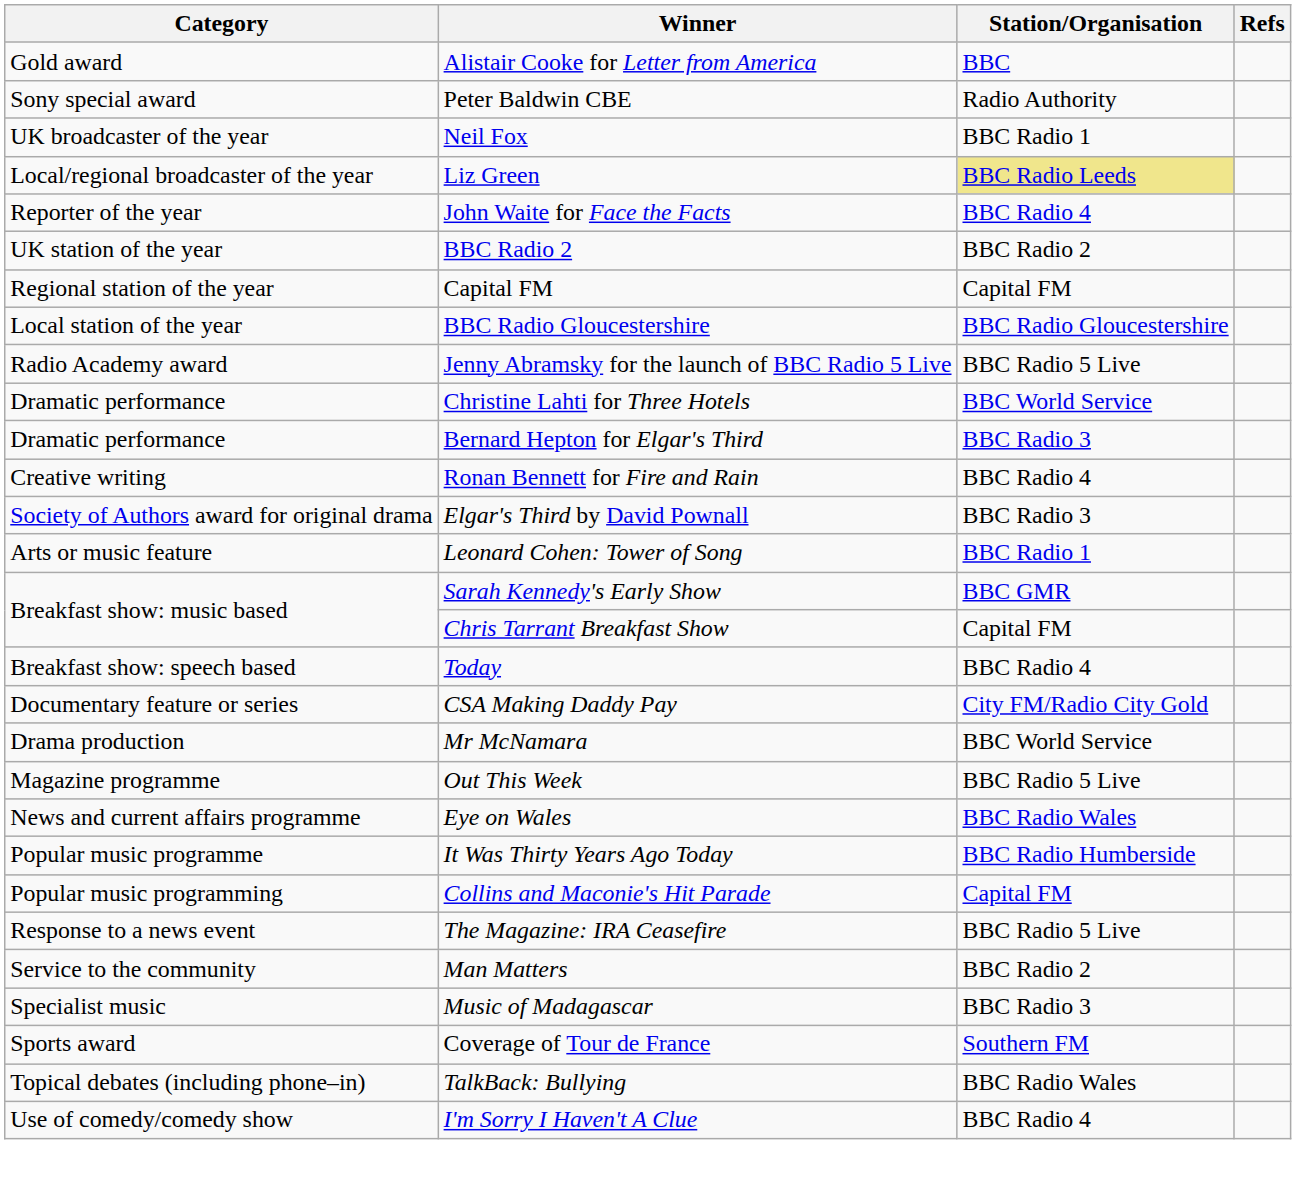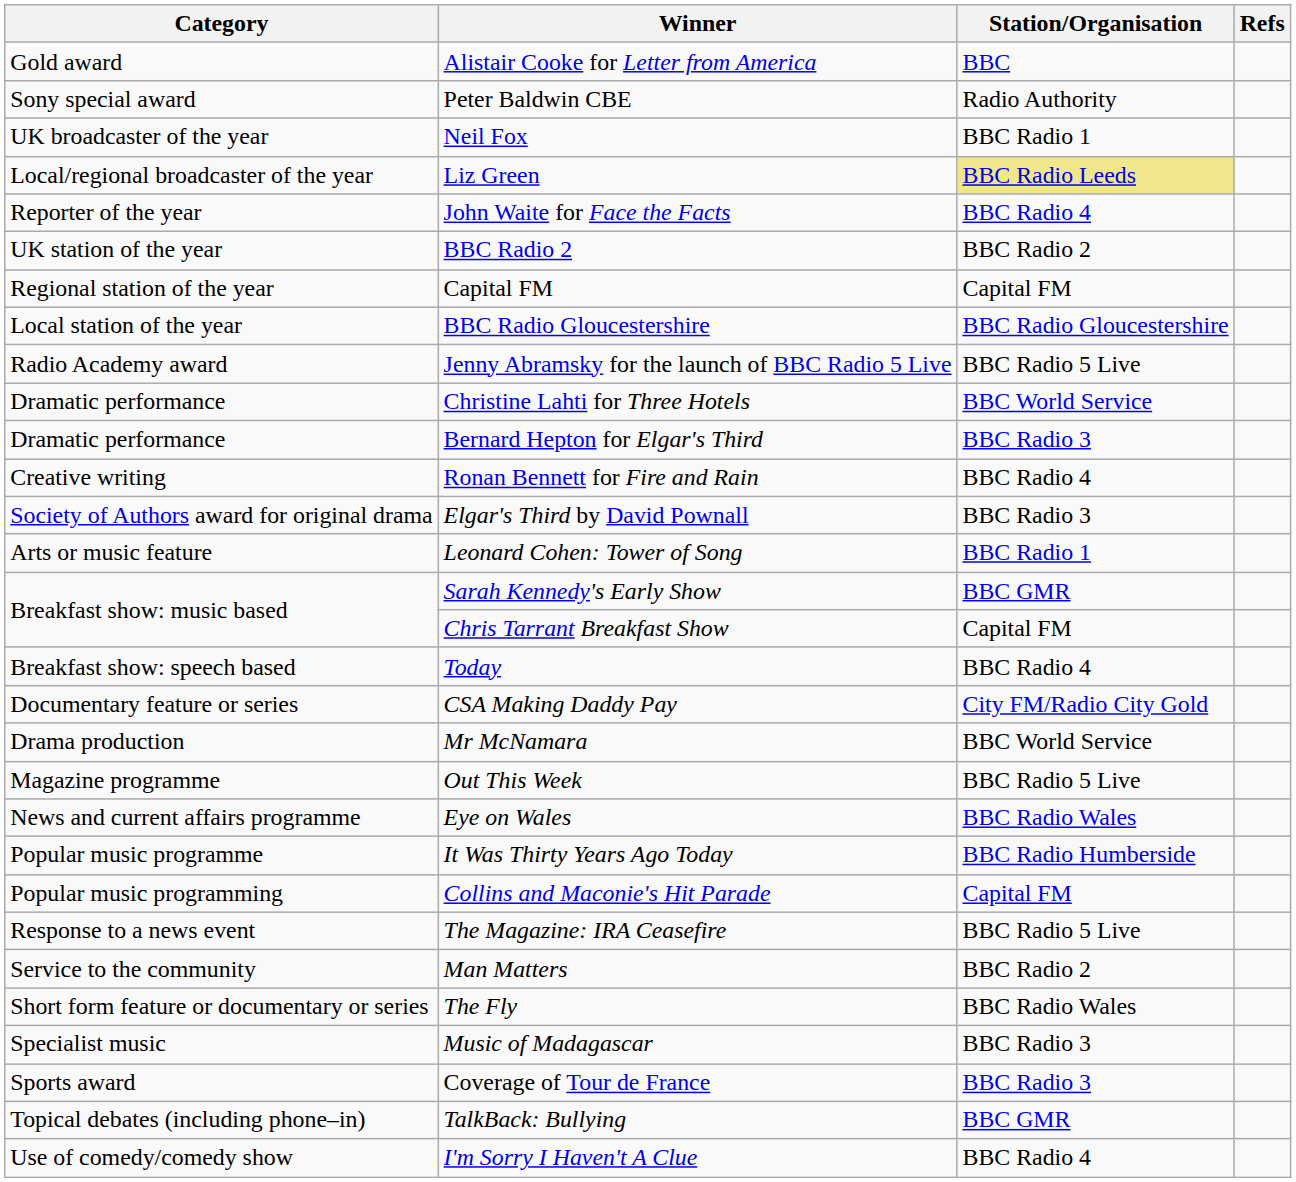+ row: (480, 1006)
(1026, 1044) Southern FM -> (1027, 1082) BBC Radio 3
(1049, 1082) BBC Radio Wales -> (1016, 1119) BBC GMR
